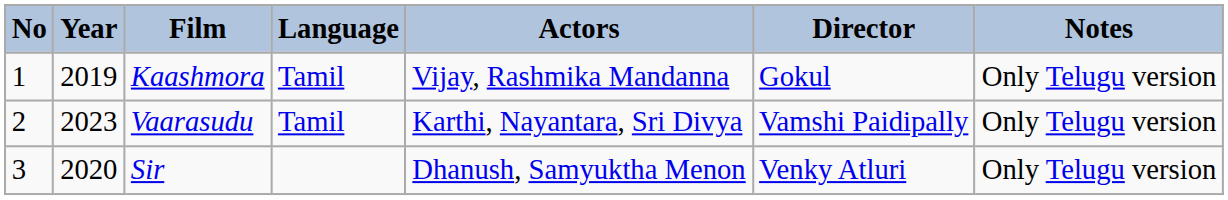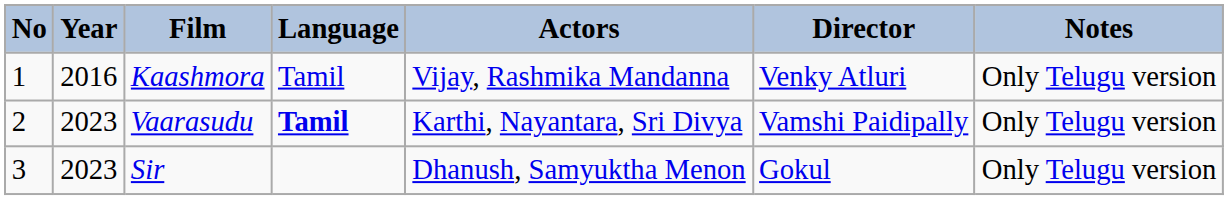(89, 75) 2019 -> (89, 75) 2016
(795, 75) Gokul -> (833, 75) Venky Atluri
(311, 123) normal -> (313, 123) bold
(89, 170) 2020 -> (89, 170) 2023
(833, 170) Venky Atluri -> (795, 170) Gokul
